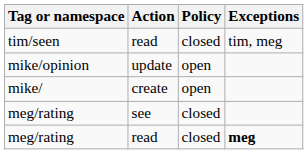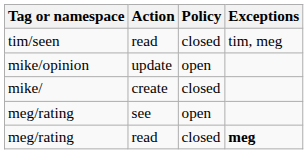(196, 88) open -> (201, 88) closed
(201, 112) closed -> (196, 112) open
